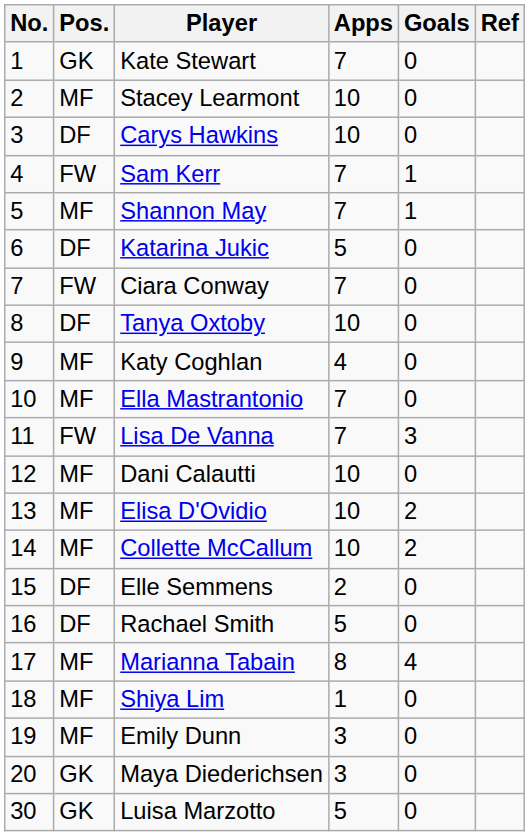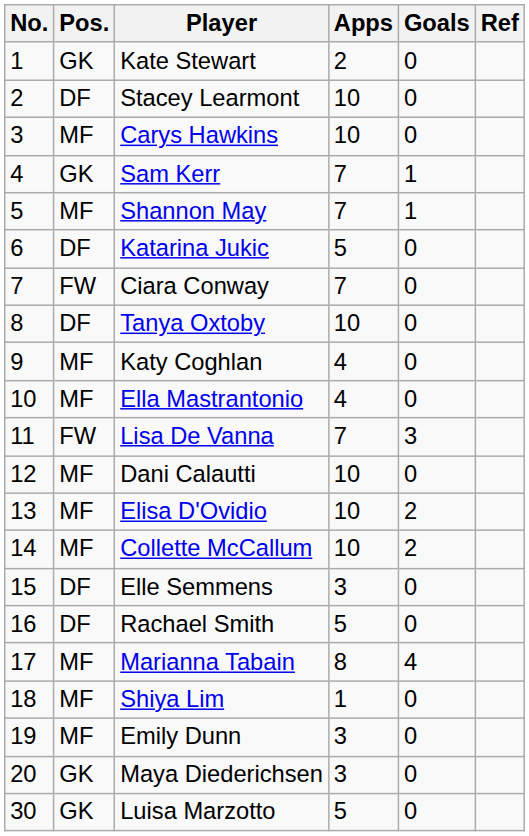(340, 60) 7 -> (340, 60) 2
(76, 98) MF -> (75, 98) DF
(75, 135) DF -> (76, 135) MF
(78, 173) FW -> (76, 173) GK
(340, 398) 7 -> (340, 398) 4
(340, 586) 2 -> (340, 586) 3
